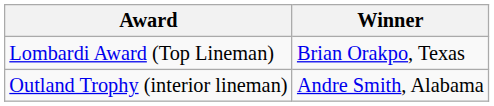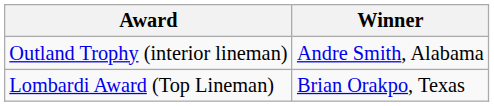rows swapped: (148, 85) <-> (142, 52)
